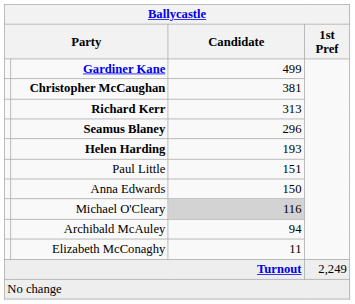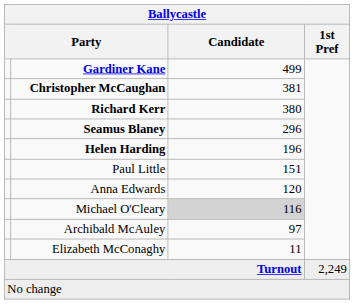(292, 108) 313 -> (292, 108) 380
(292, 149) 193 -> (292, 149) 196
(292, 189) 150 -> (292, 189) 120
(295, 229) 94 -> (295, 229) 97
